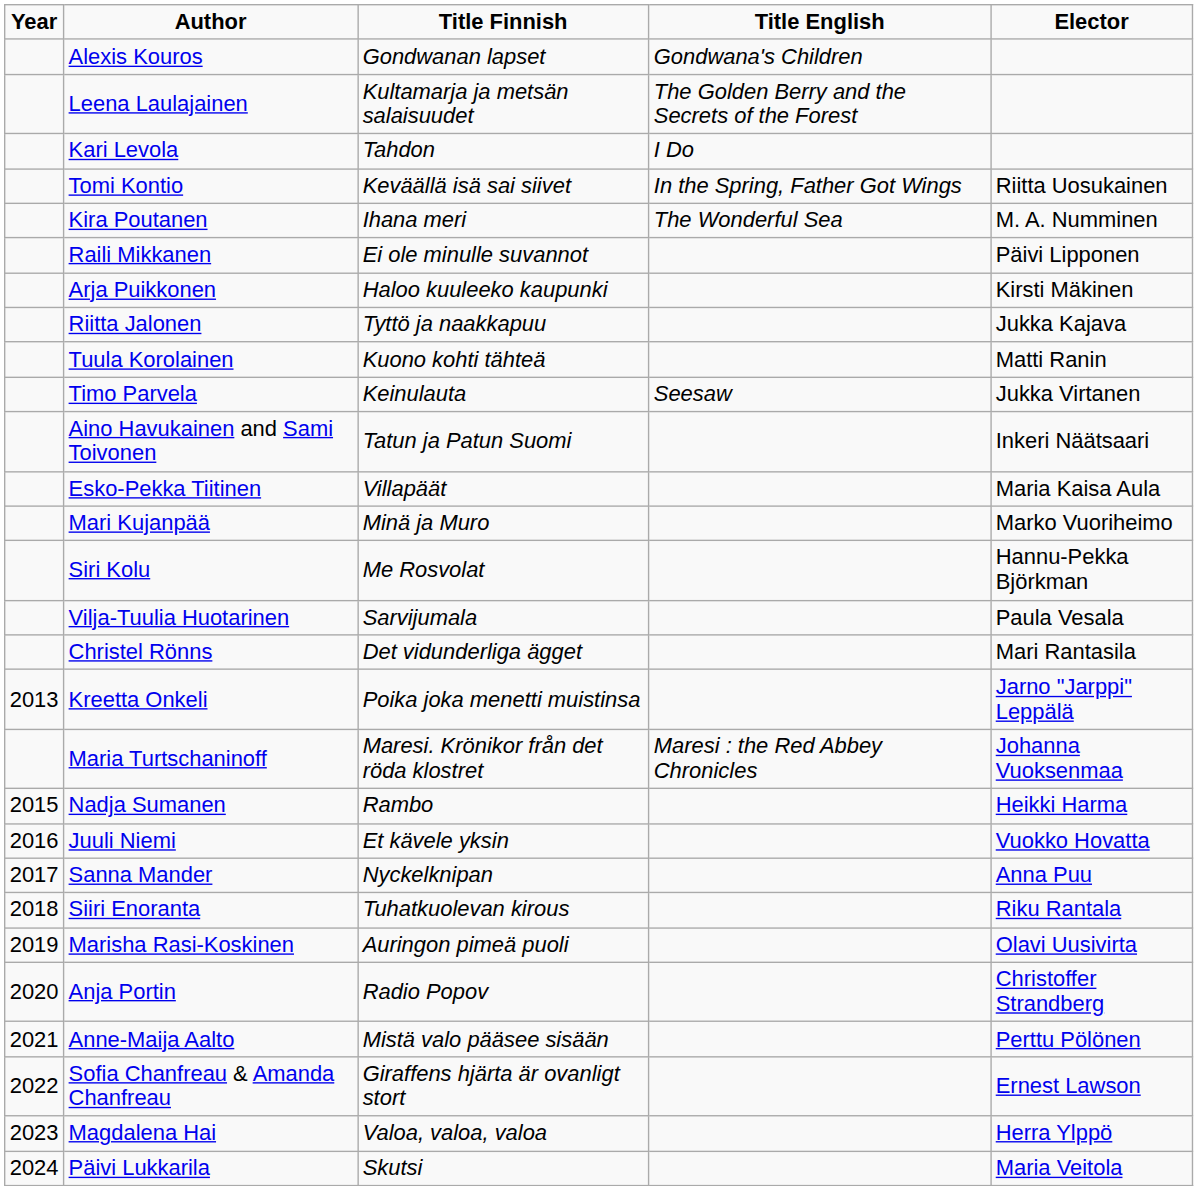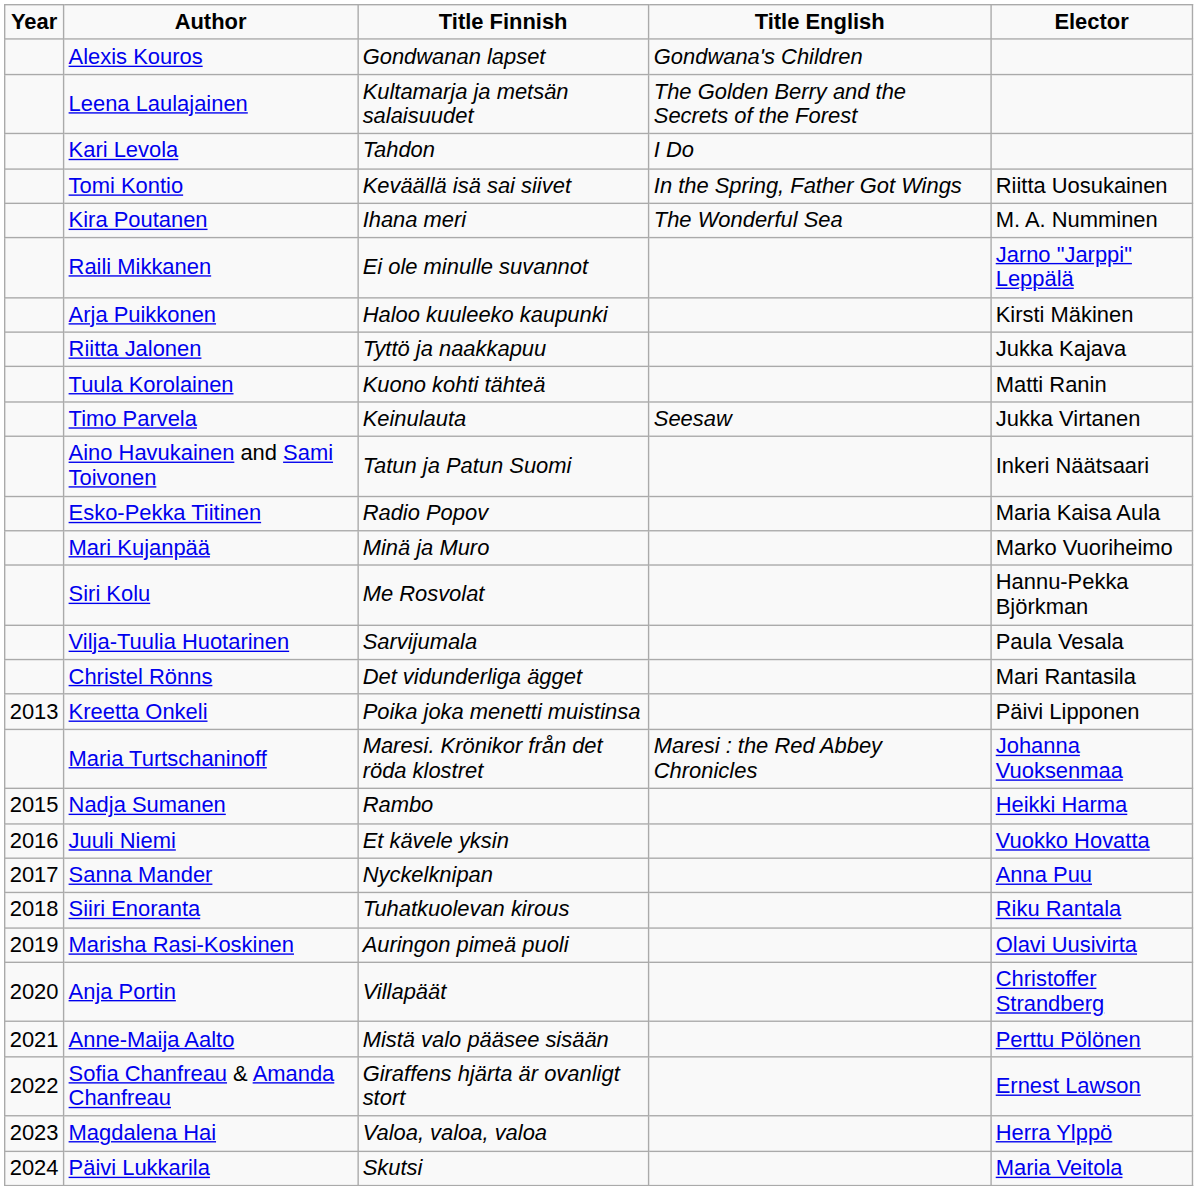(1068, 255) Päivi Lipponen -> (1064, 267) Jarno "Jarppi" Leppälä
(404, 488) Villapäät -> (425, 513) Radio Popov
(1064, 699) Jarno "Jarppi" Leppälä -> (1068, 711) Päivi Lipponen
(425, 991) Radio Popov -> (404, 991) Villapäät
